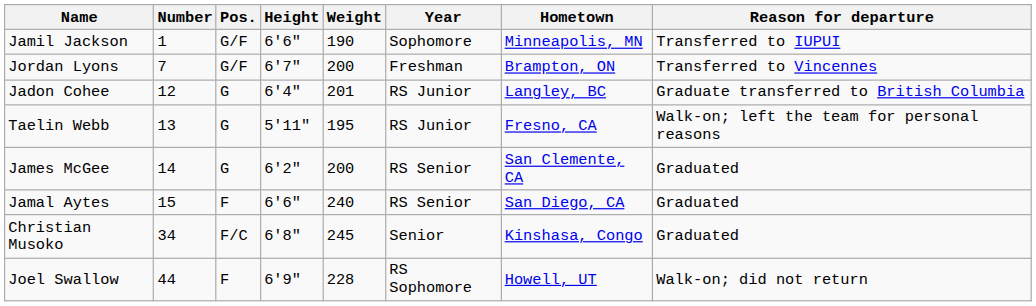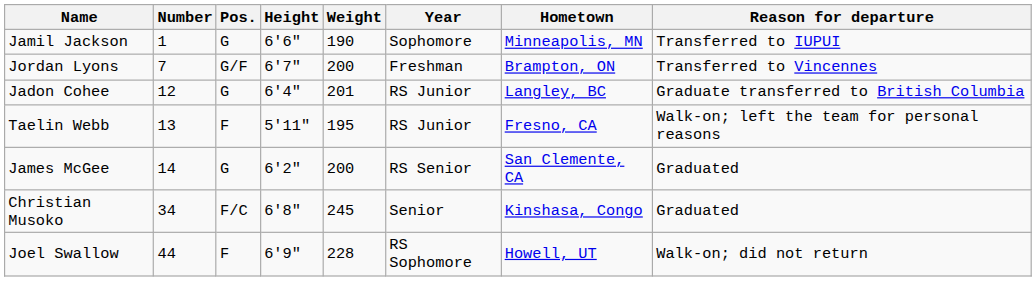(234, 42) G/F -> (225, 42) G
(225, 126) G -> (225, 126) F
- row: (59, 202)
